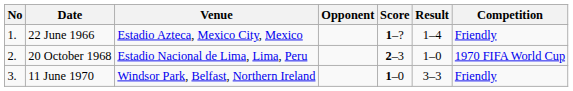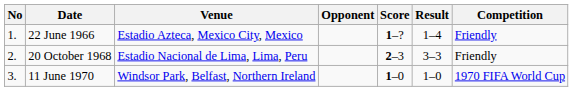(432, 55) 1–0 -> (432, 55) 3–3
(510, 55) 1970 FIFA World Cup -> (476, 55) Friendly
(432, 75) 3–3 -> (432, 75) 1–0
(476, 75) Friendly -> (510, 75) 1970 FIFA World Cup
